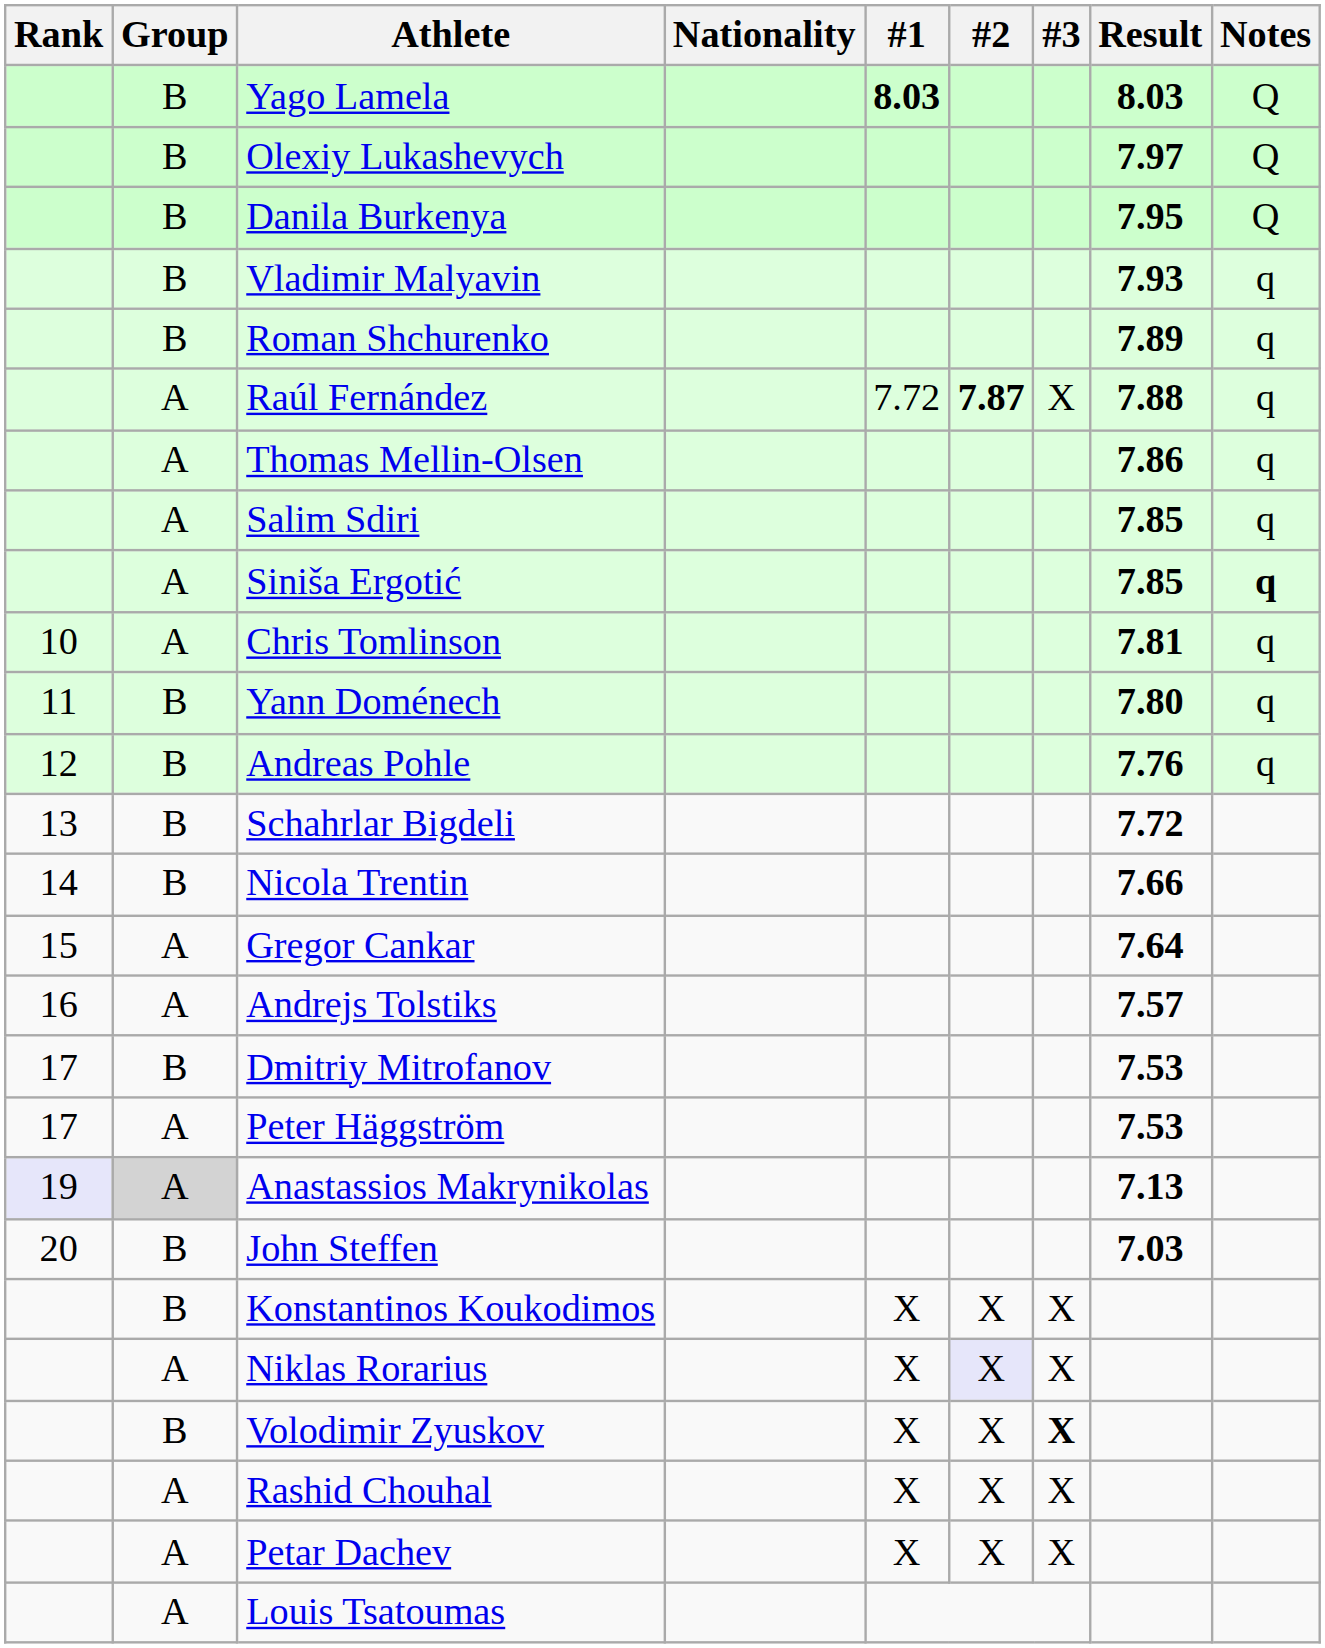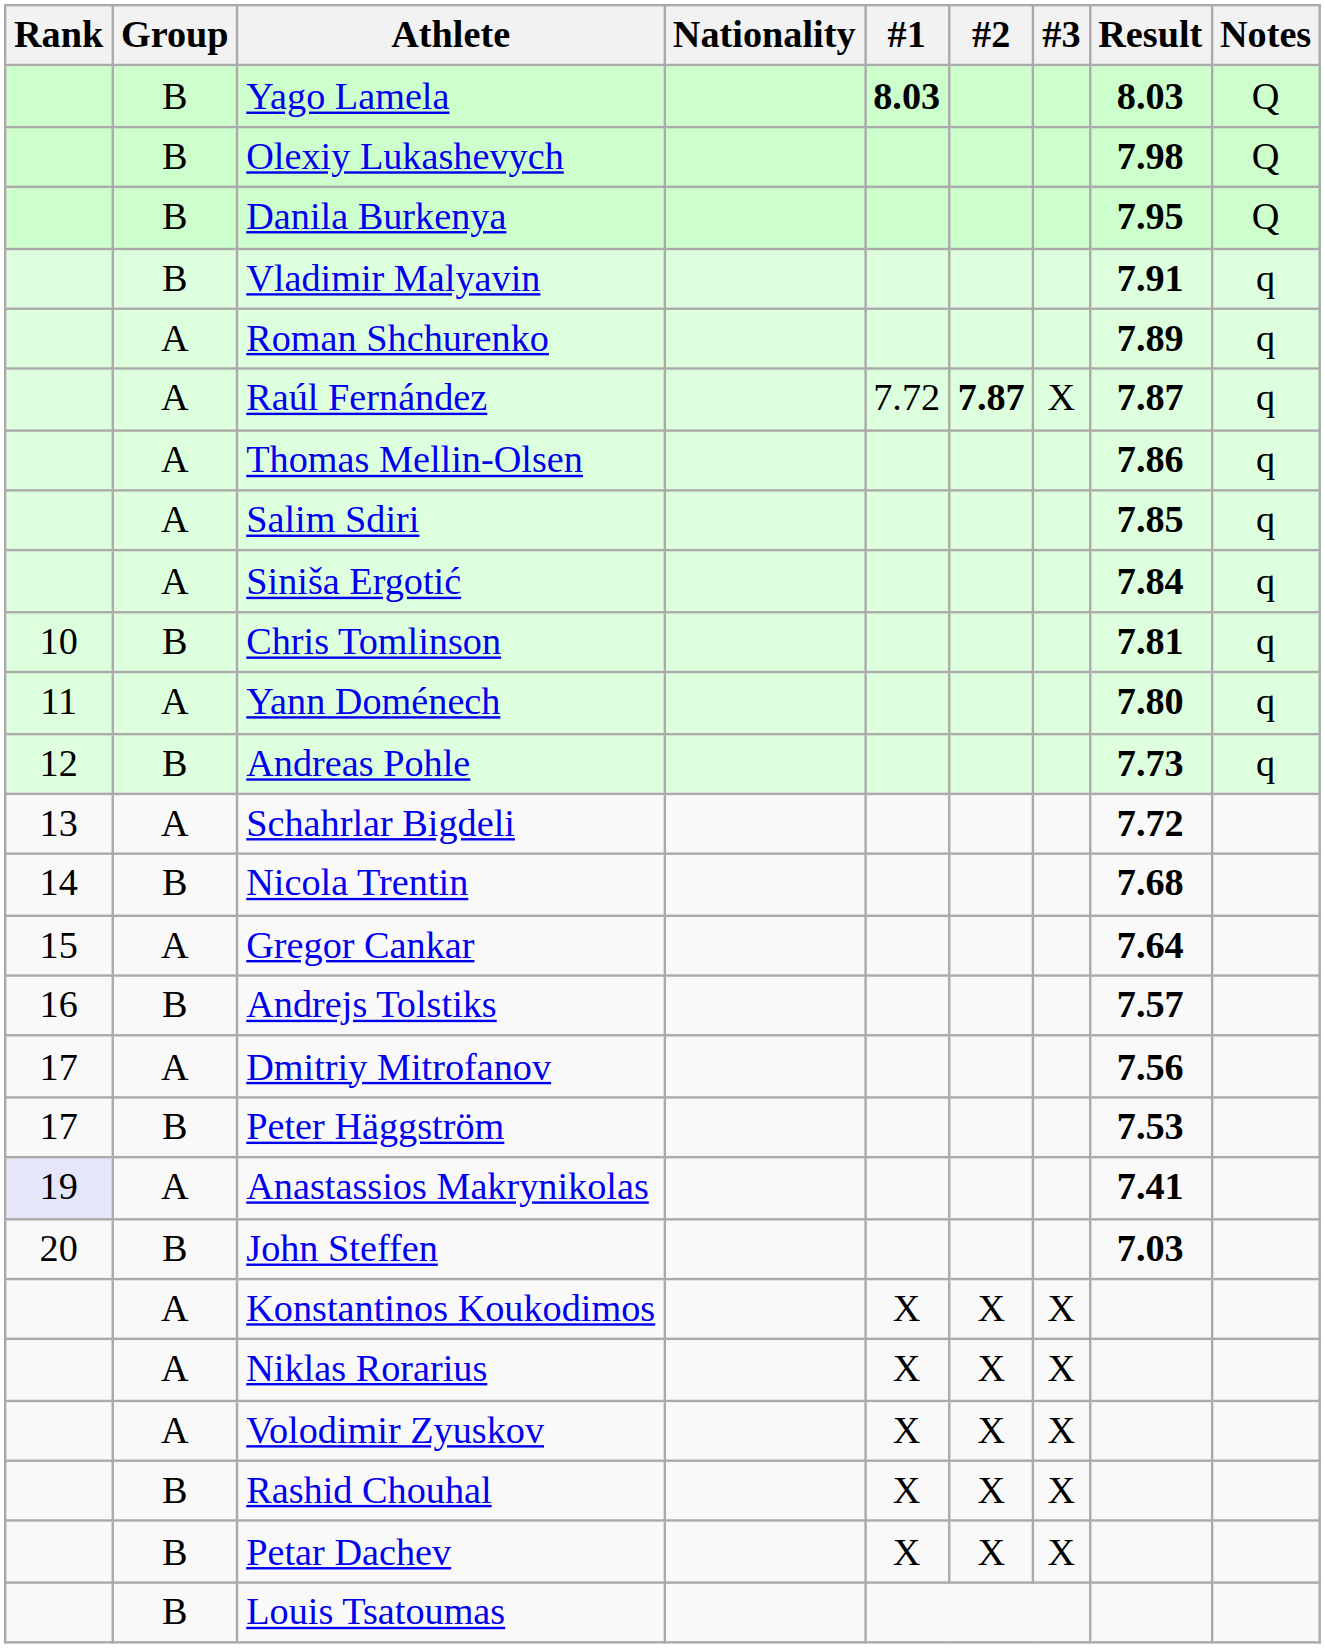(1150, 156) 7.97 -> (1150, 156) 7.98
(1150, 277) 7.93 -> (1150, 277) 7.91
(175, 338) B -> (175, 338) A
(1150, 398) 7.88 -> (1150, 398) 7.87
(1150, 580) 7.85 -> (1150, 580) 7.84
(1266, 580) bold -> (1266, 580) normal
(175, 641) A -> (175, 641) B
(175, 701) B -> (175, 701) A
(1150, 762) 7.76 -> (1150, 762) 7.73
(175, 823) B -> (175, 823) A
(1150, 883) 7.66 -> (1150, 883) 7.68
(175, 1005) A -> (175, 1005) B
(175, 1065) B -> (175, 1065) A
(1150, 1065) 7.53 -> (1150, 1065) 7.56
(175, 1126) A -> (175, 1126) B
(175, 1187) lightgrey background -> (175, 1187) no background
(1150, 1187) 7.13 -> (1150, 1187) 7.41
(175, 1308) B -> (175, 1308) A
(991, 1369) lavender background -> (991, 1369) no background
(175, 1429) B -> (175, 1429) A
(1061, 1429) bold -> (1061, 1429) normal
(175, 1490) A -> (175, 1490) B
(175, 1550) A -> (175, 1550) B
(175, 1611) A -> (175, 1611) B
